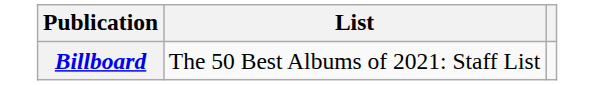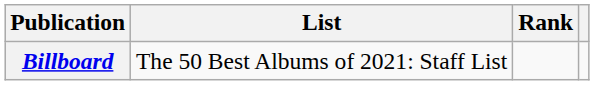+ column: (546, 23)
